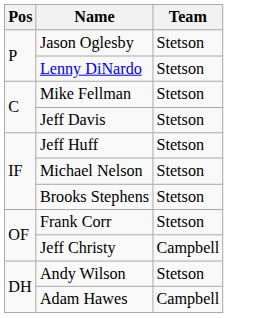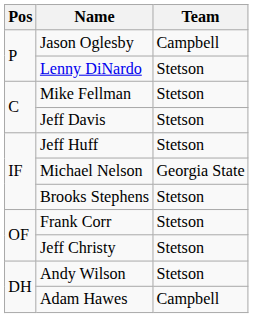(180, 42) Stetson -> (188, 42) Campbell
(180, 171) Stetson -> (201, 171) Georgia State
(188, 247) Campbell -> (180, 247) Stetson
